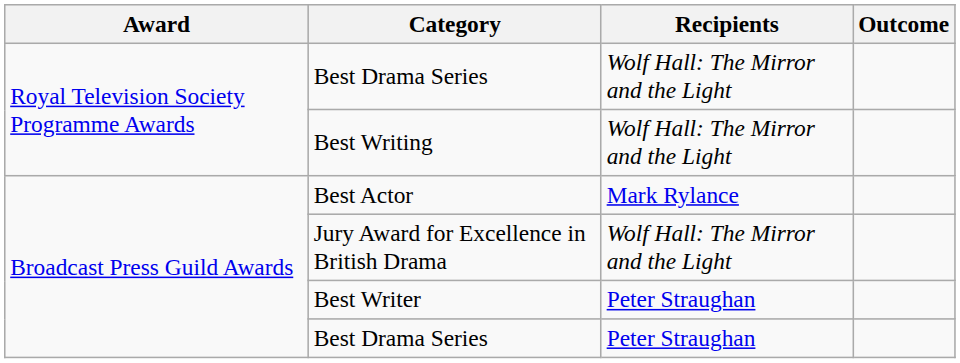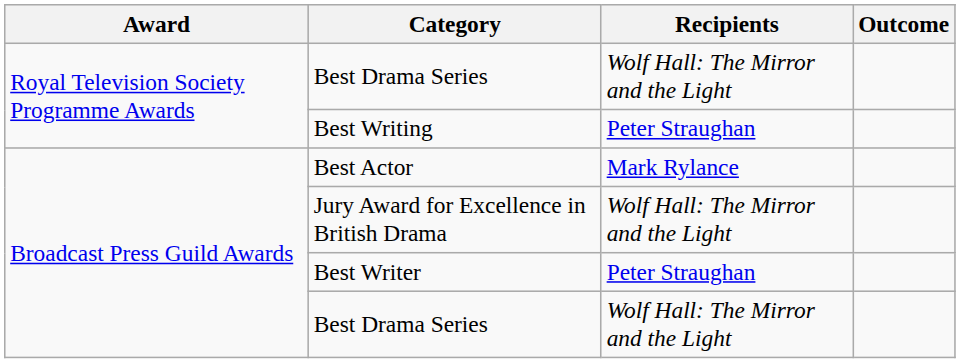(711, 142) Wolf Hall: The Mirror and the Light -> (681, 128) Peter Straughan
(681, 338) Peter Straughan -> (711, 324) Wolf Hall: The Mirror and the Light
